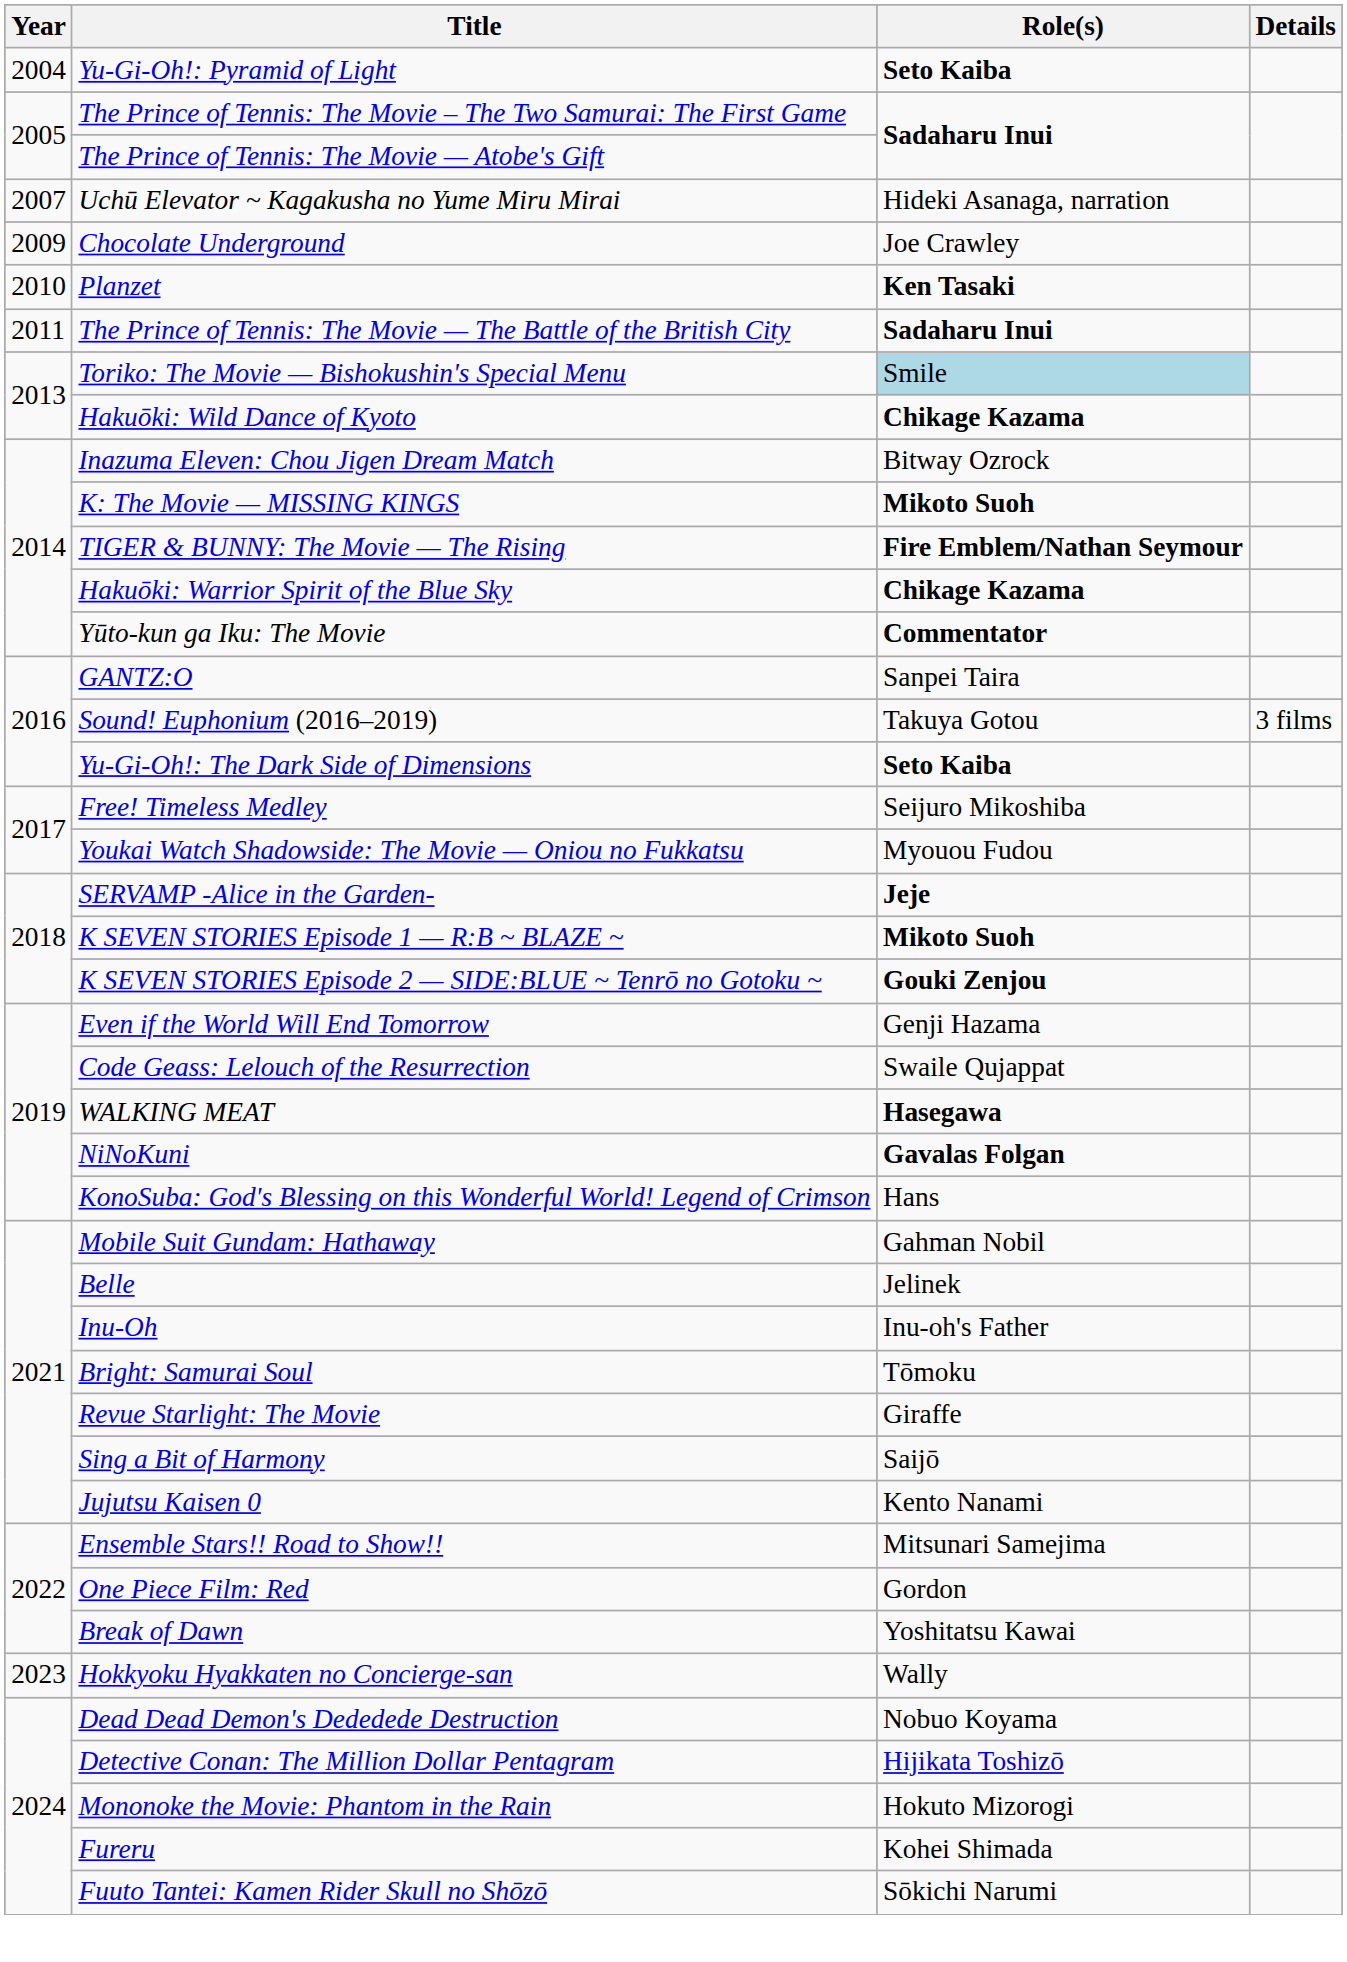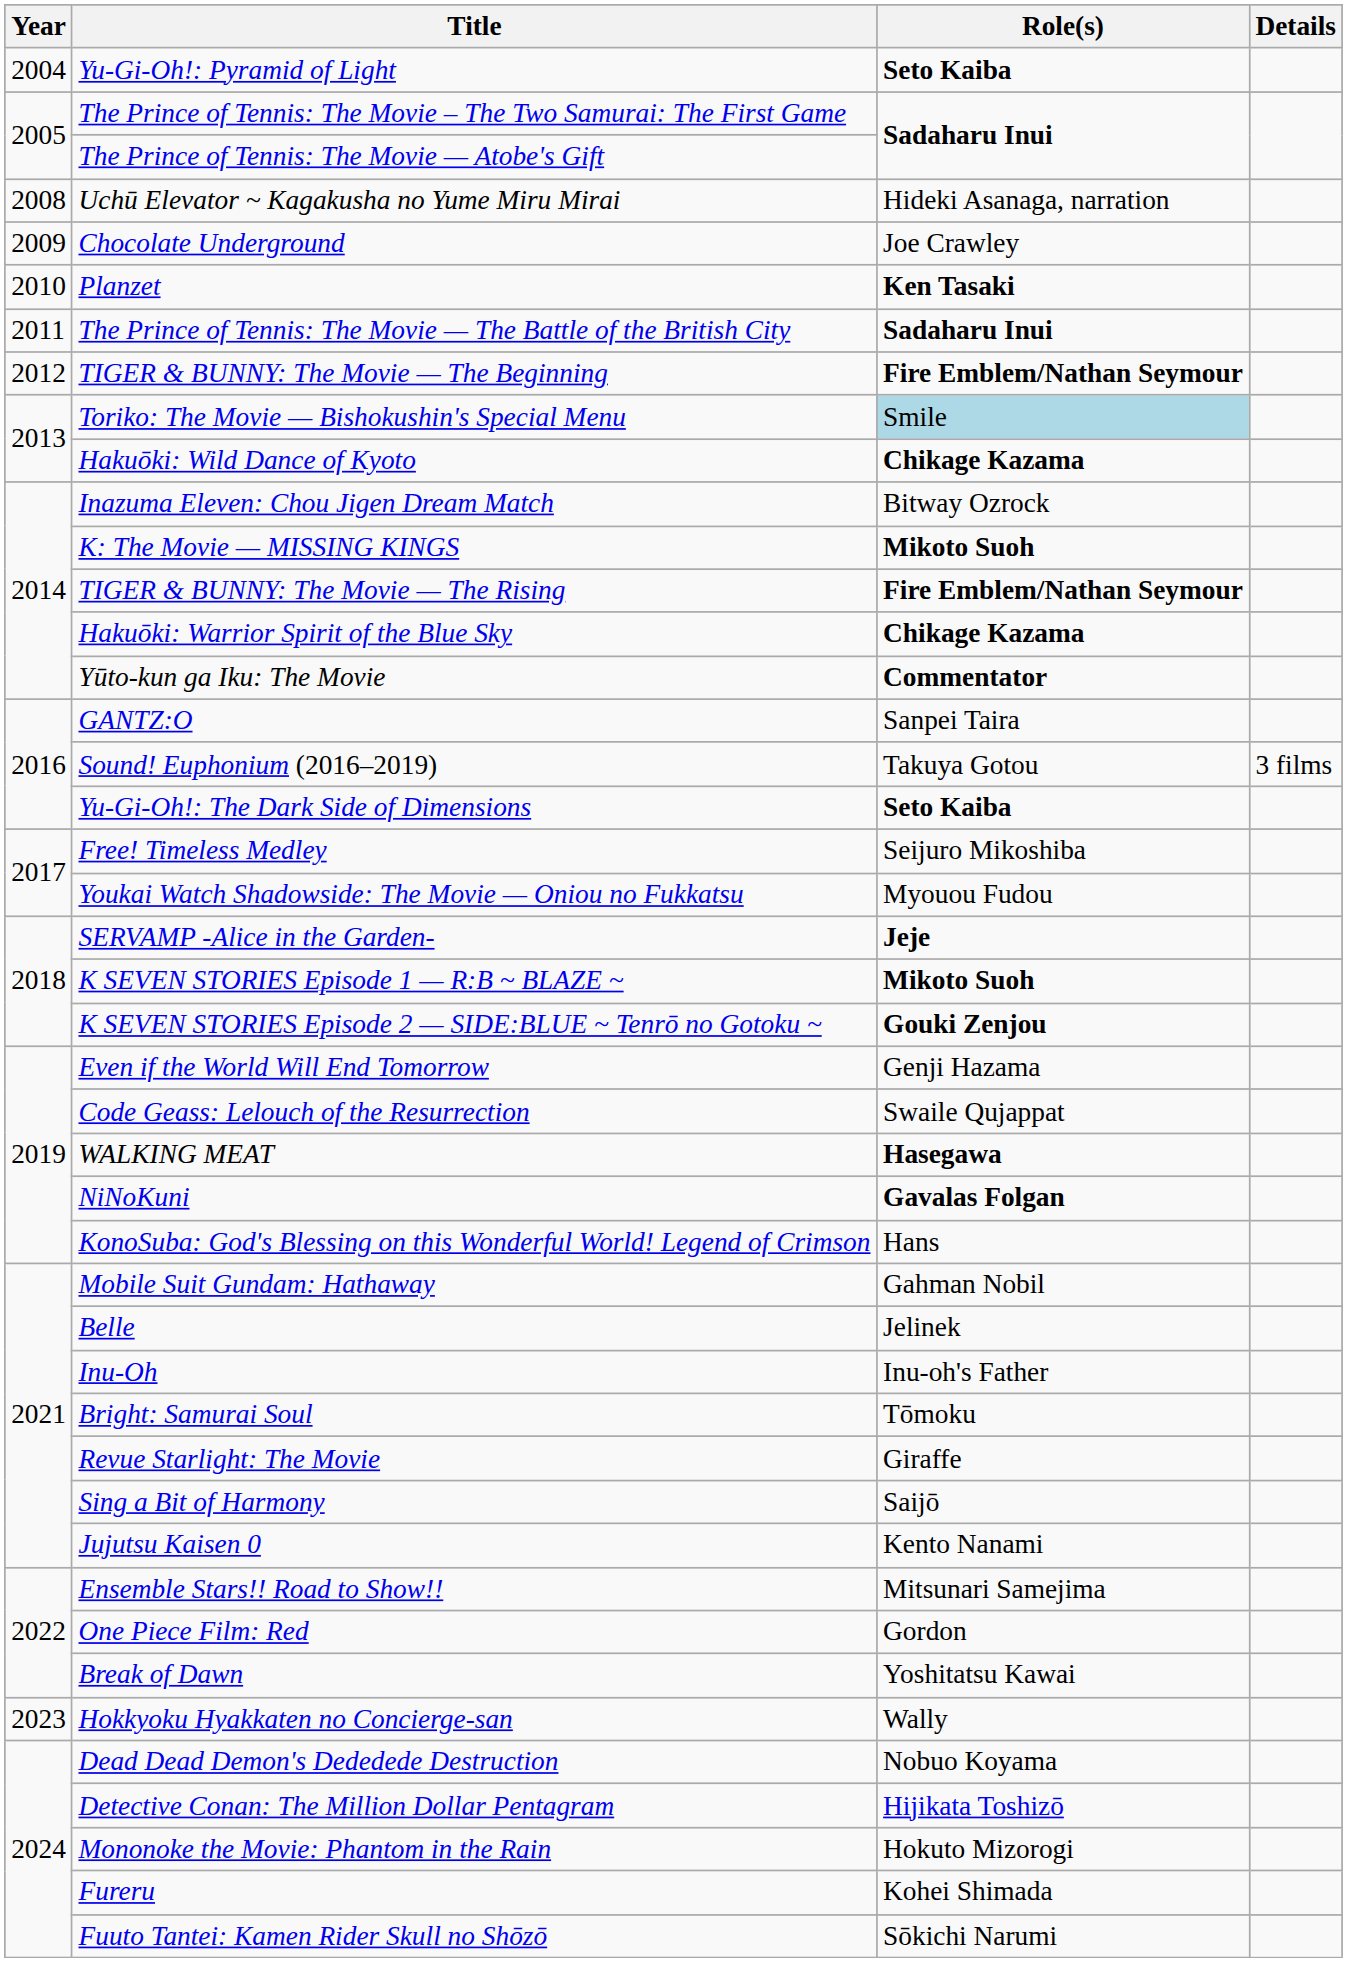(39, 199) 2007 -> (39, 199) 2008
+ row: (343, 373)
